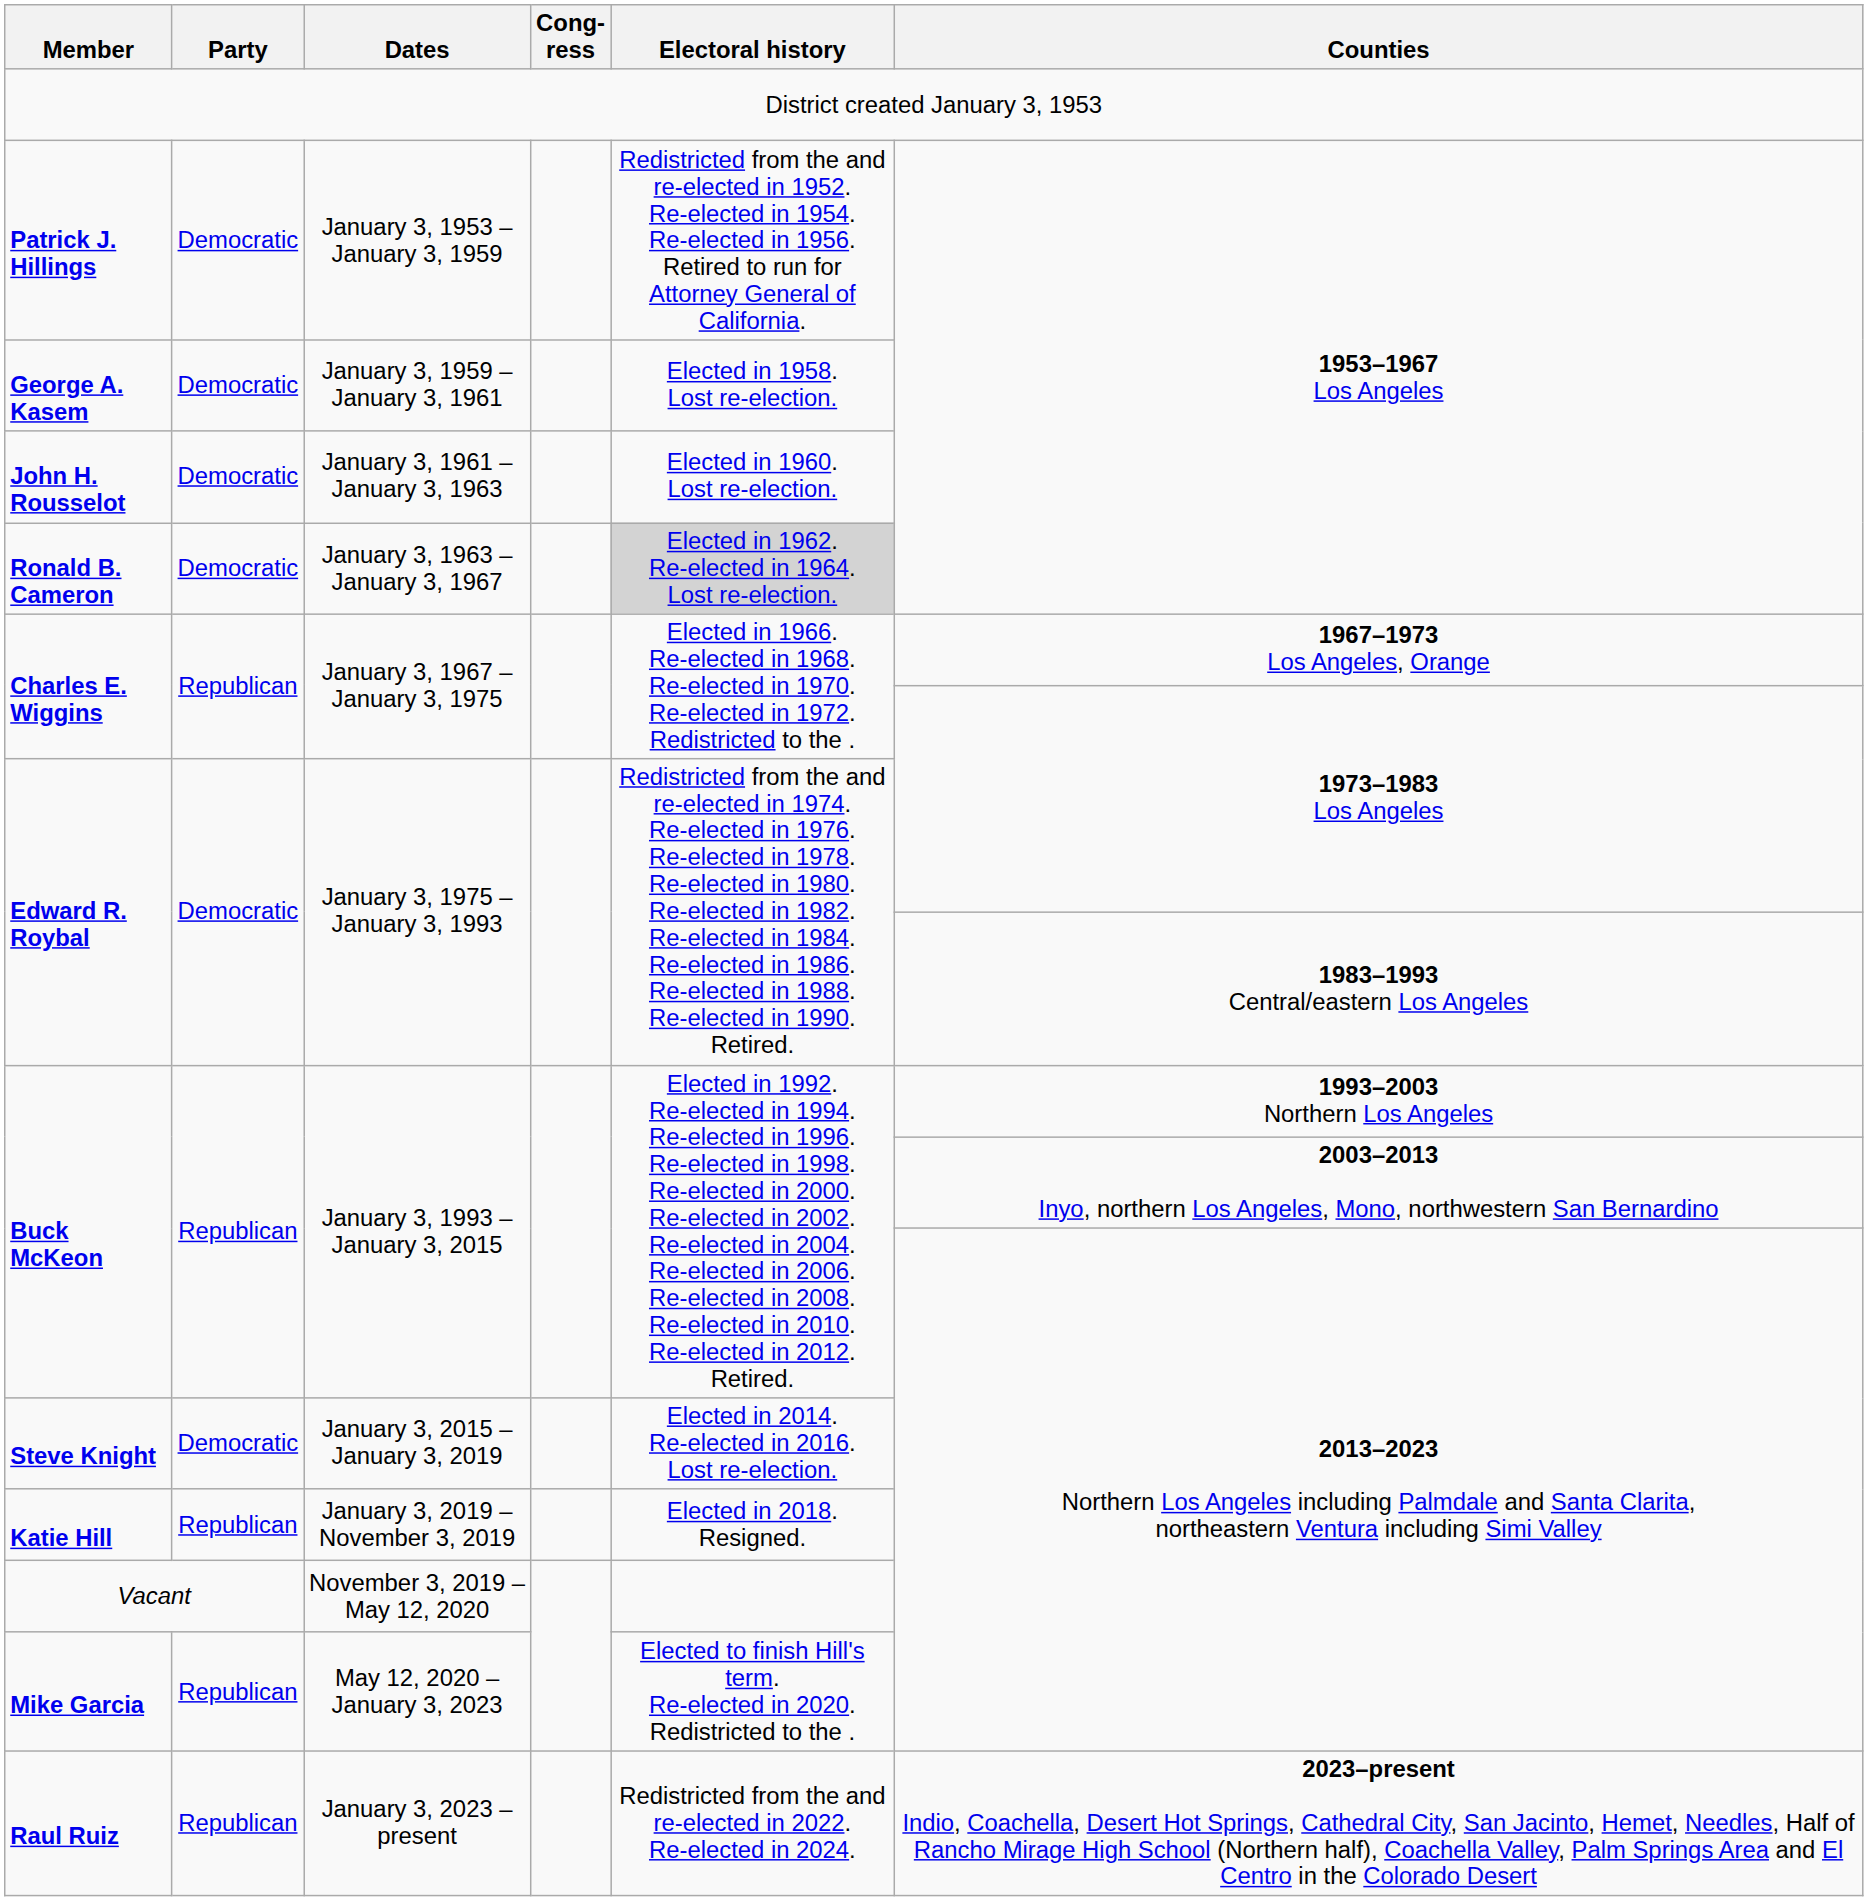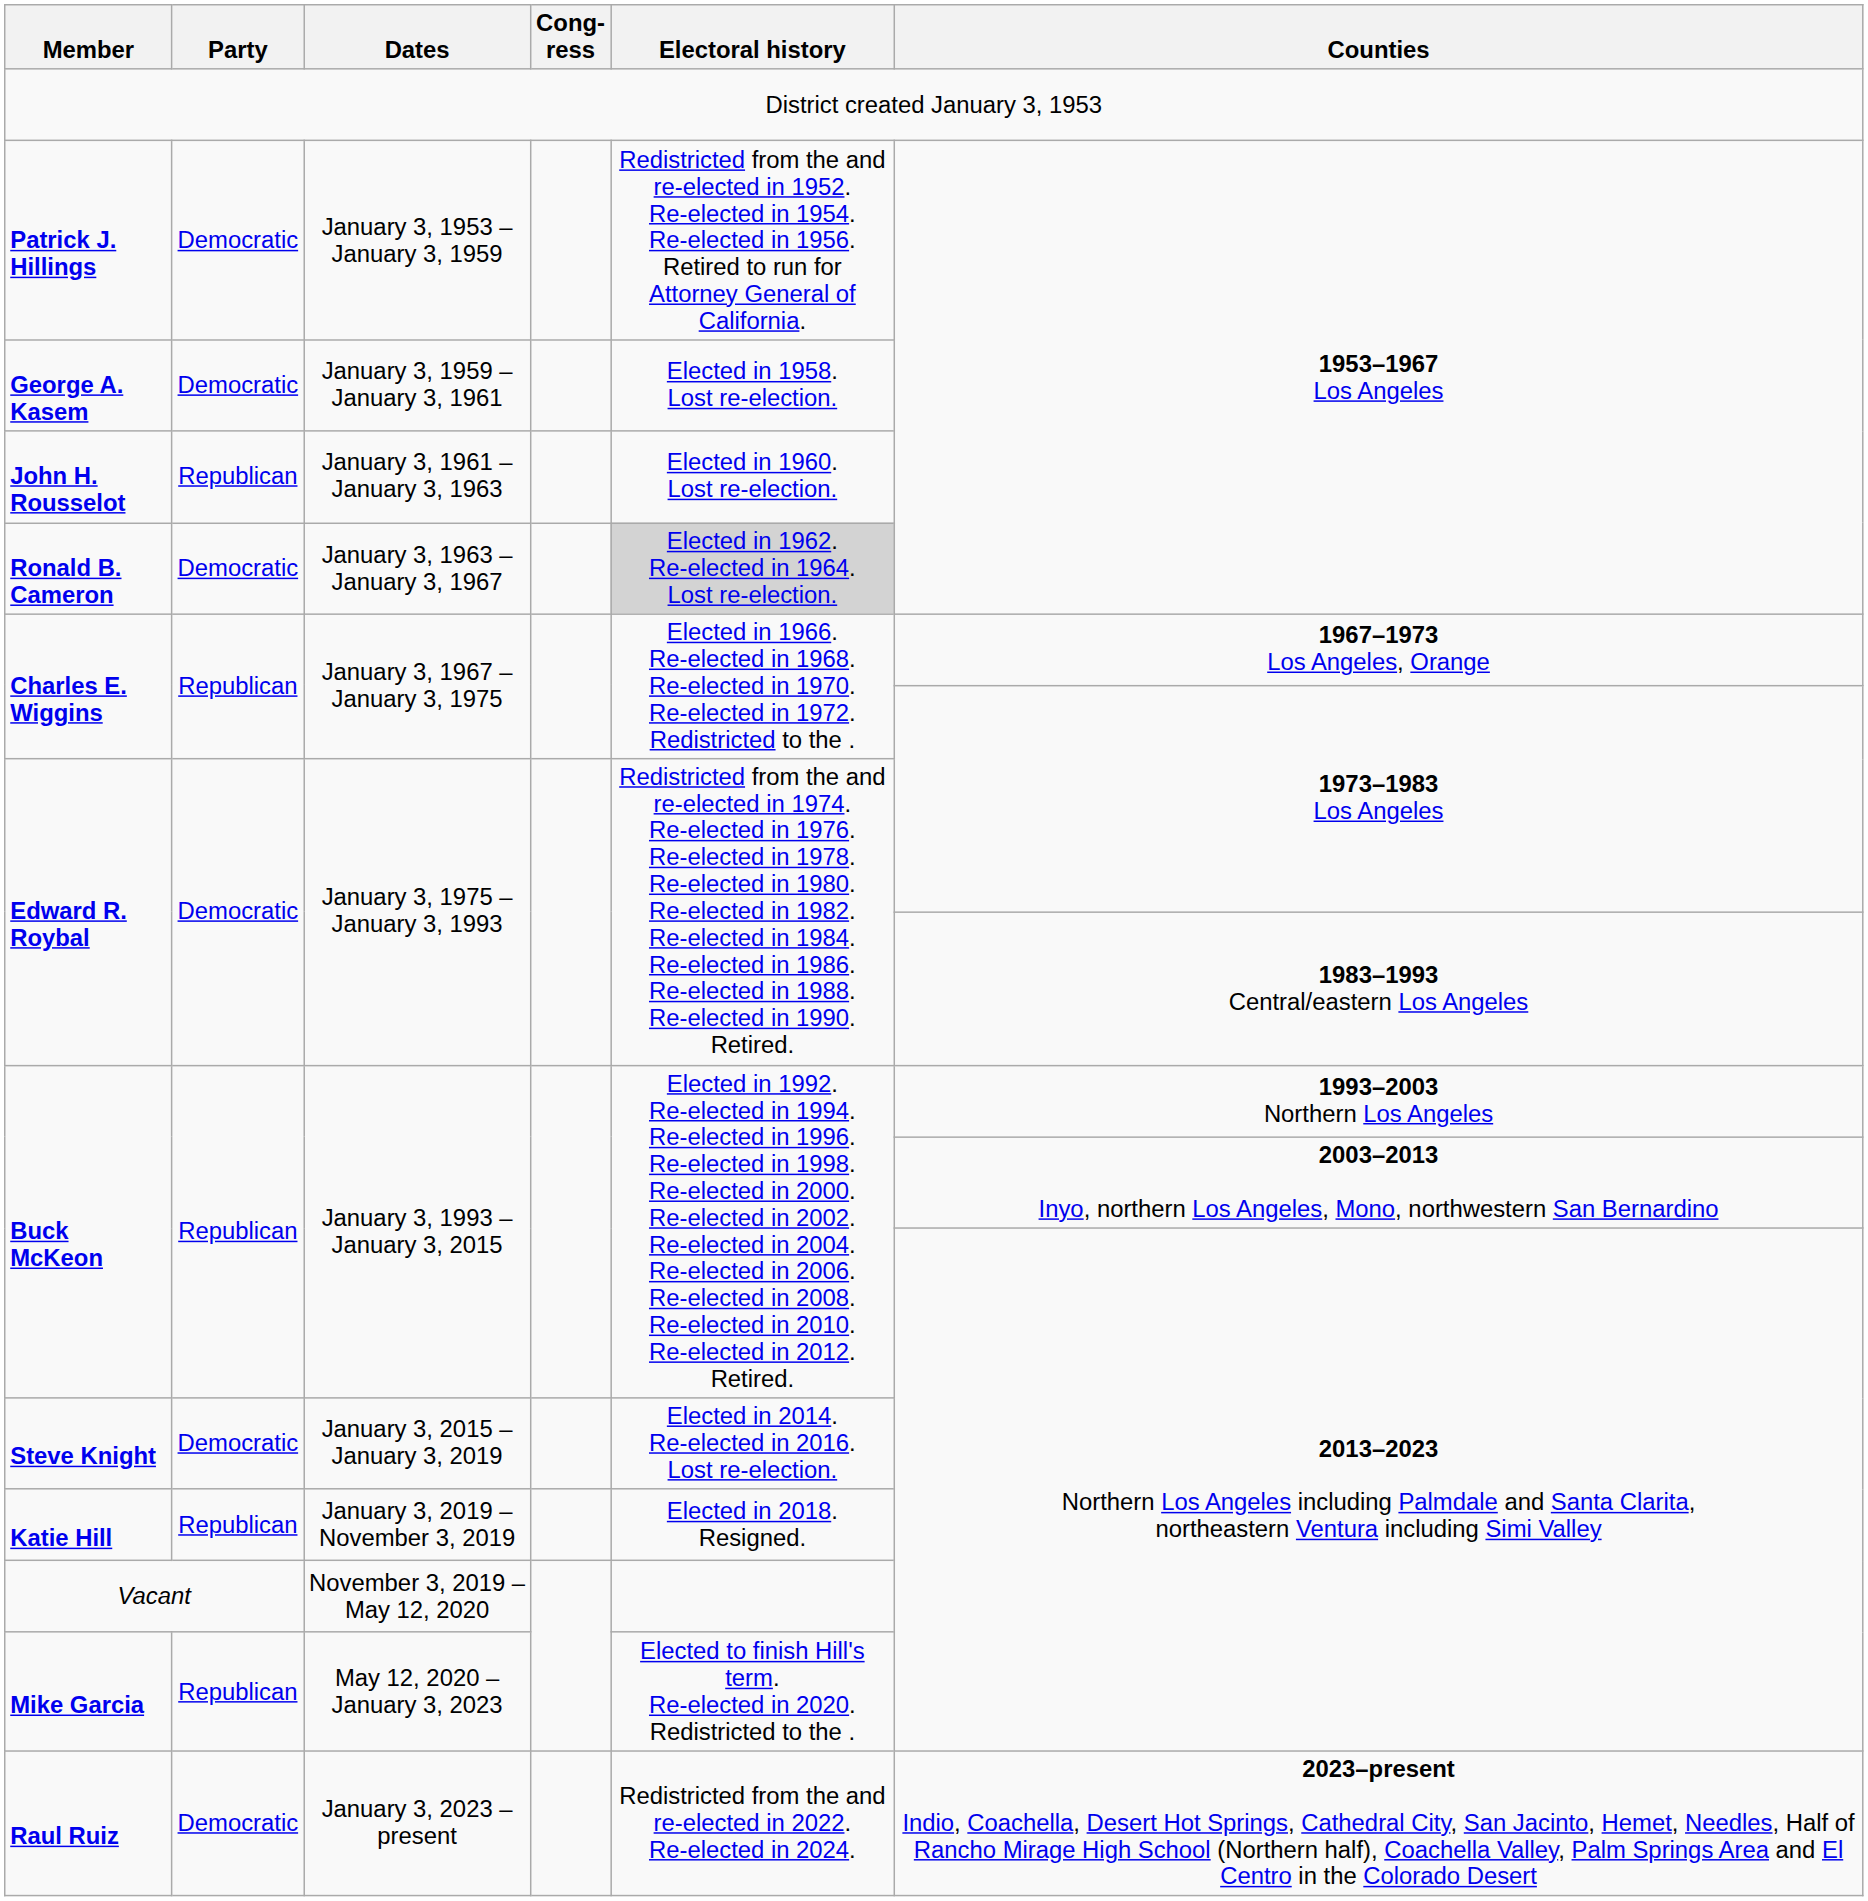(238, 476) Democratic -> (238, 476) Republican
(238, 1822) Republican -> (238, 1822) Democratic
